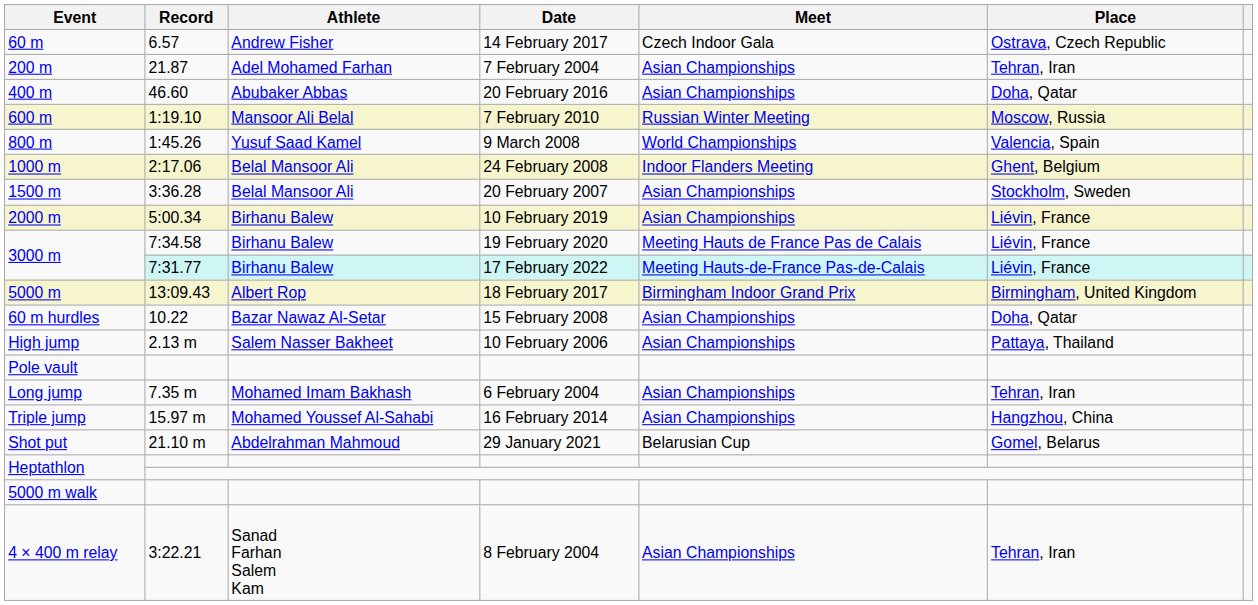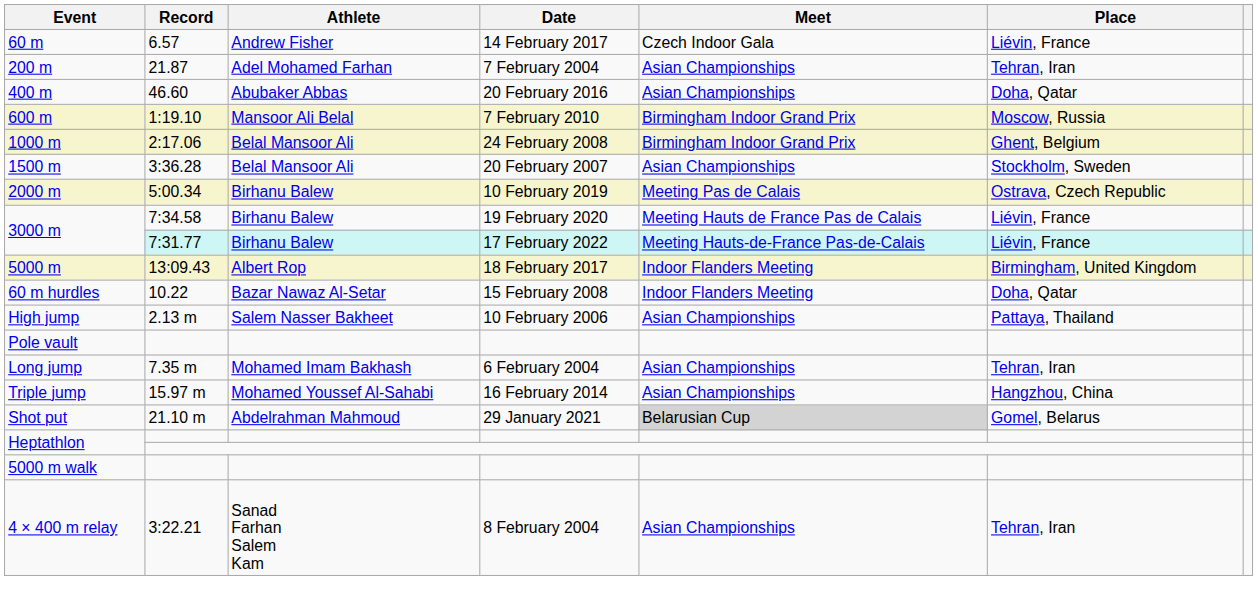(1078, 42) Ostrava, Czech Republic -> (1041, 42) Liévin, France
(726, 117) Russian Winter Meeting -> (749, 117) Birmingham Indoor Grand Prix
- row: (30, 142)
(728, 167) Indoor Flanders Meeting -> (749, 142) Birmingham Indoor Grand Prix
(718, 217) Asian Championships -> (721, 192) Meeting Pas de Calais
(1041, 217) Liévin, France -> (1078, 192) Ostrava, Czech Republic
(749, 292) Birmingham Indoor Grand Prix -> (728, 267) Indoor Flanders Meeting
(718, 318) Asian Championships -> (728, 292) Indoor Flanders Meeting
(696, 443) no background -> (696, 418) lightgrey background
